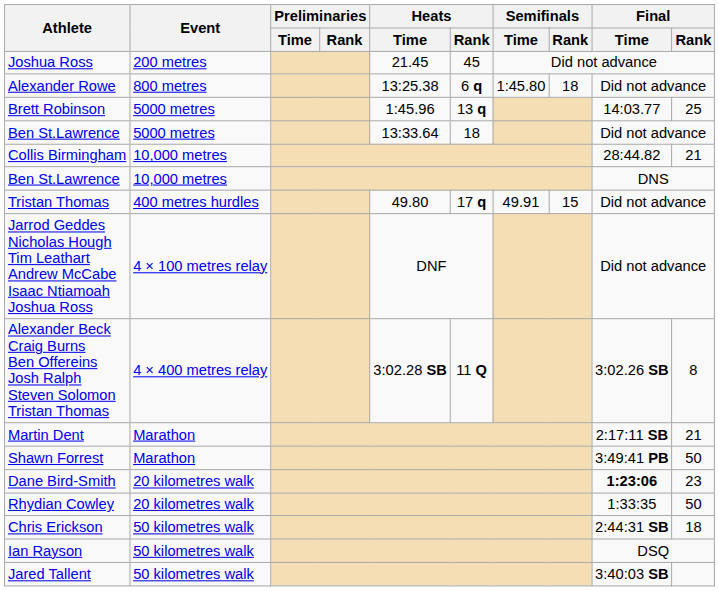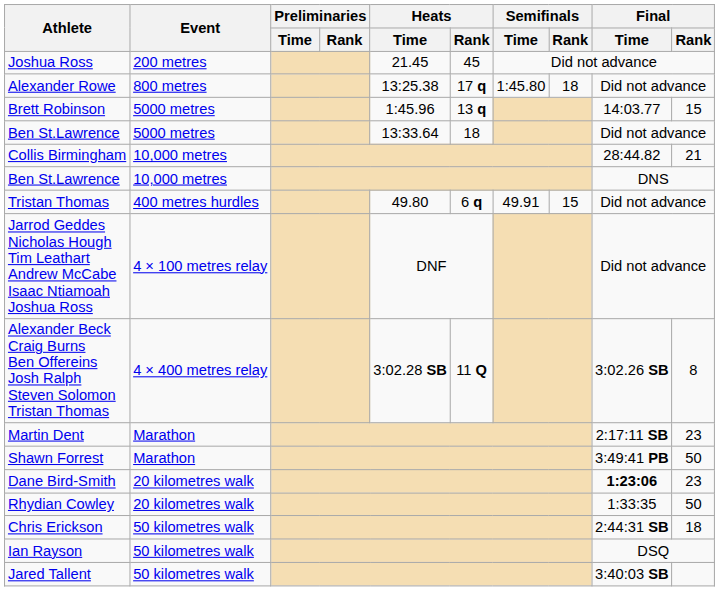(472, 86) 6 q -> (472, 86) 17 q
(693, 109) 25 -> (693, 109) 15
(472, 202) 17 q -> (472, 202) 6 q
(693, 435) 21 -> (693, 435) 23
